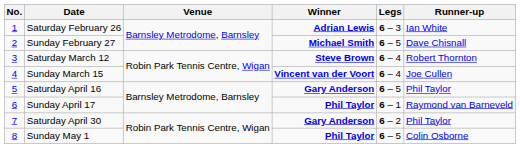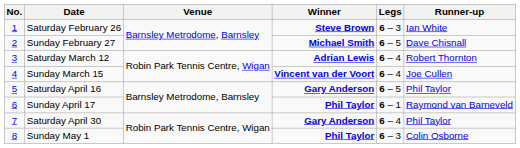(344, 27) Adrian Lewis -> (345, 27) Steve Brown
(345, 58) Steve Brown -> (344, 58) Adrian Lewis
(390, 120) 6 – 2 -> (390, 120) 6 – 4
(390, 136) 6 – 5 -> (390, 136) 6 – 3
